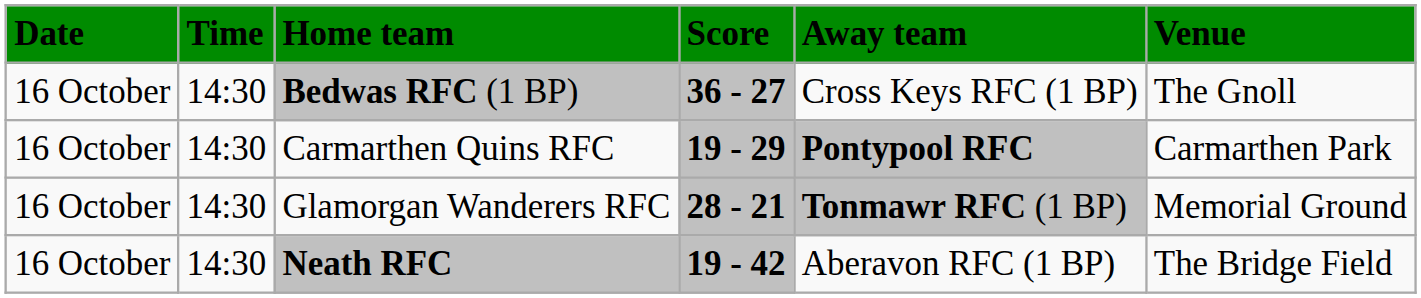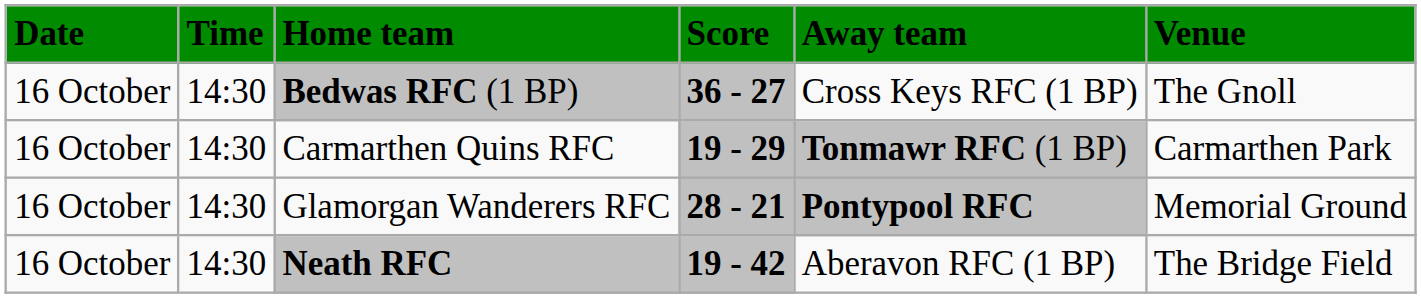(918, 148) Pontypool RFC -> (964, 148) Tonmawr RFC (1 BP)
(964, 206) Tonmawr RFC (1 BP) -> (918, 206) Pontypool RFC
